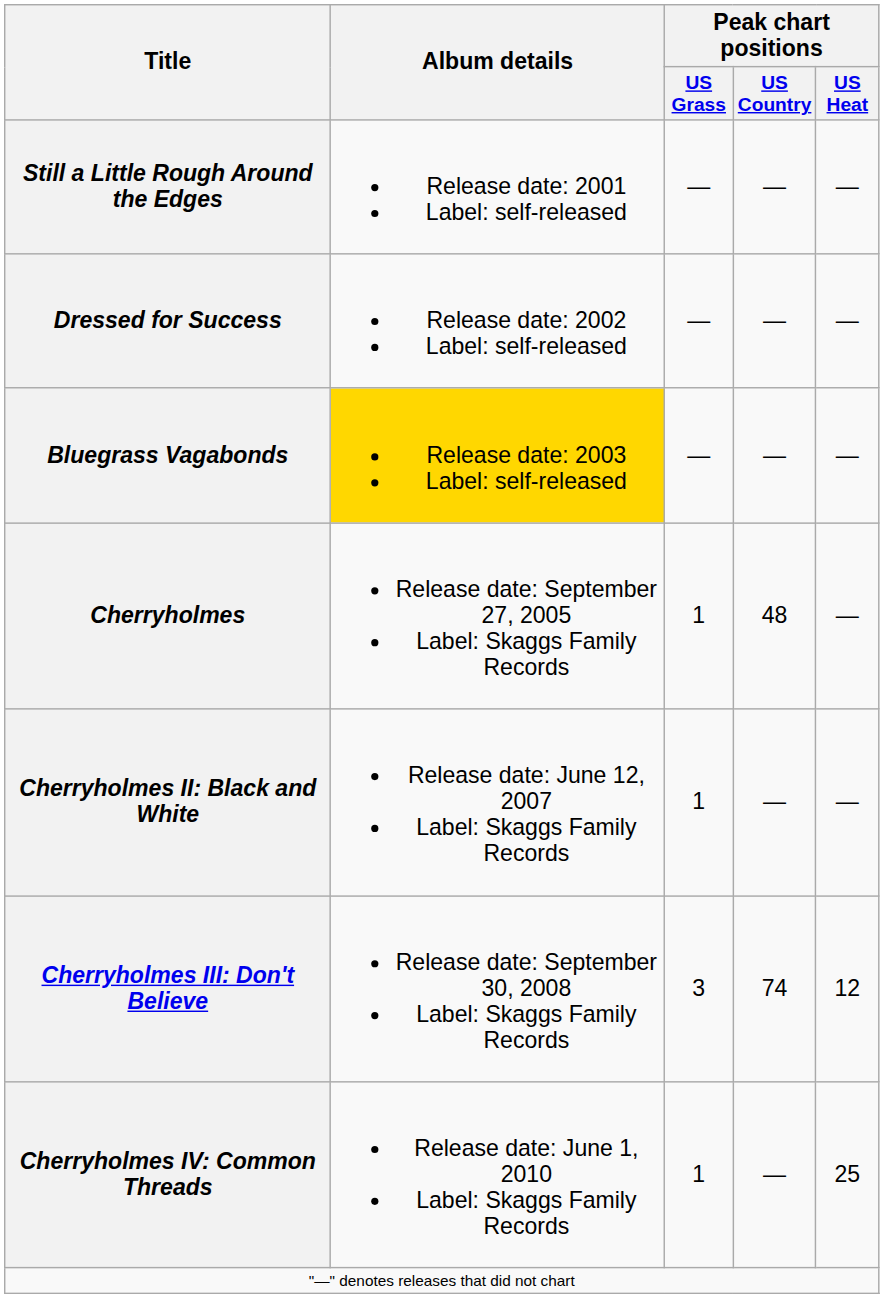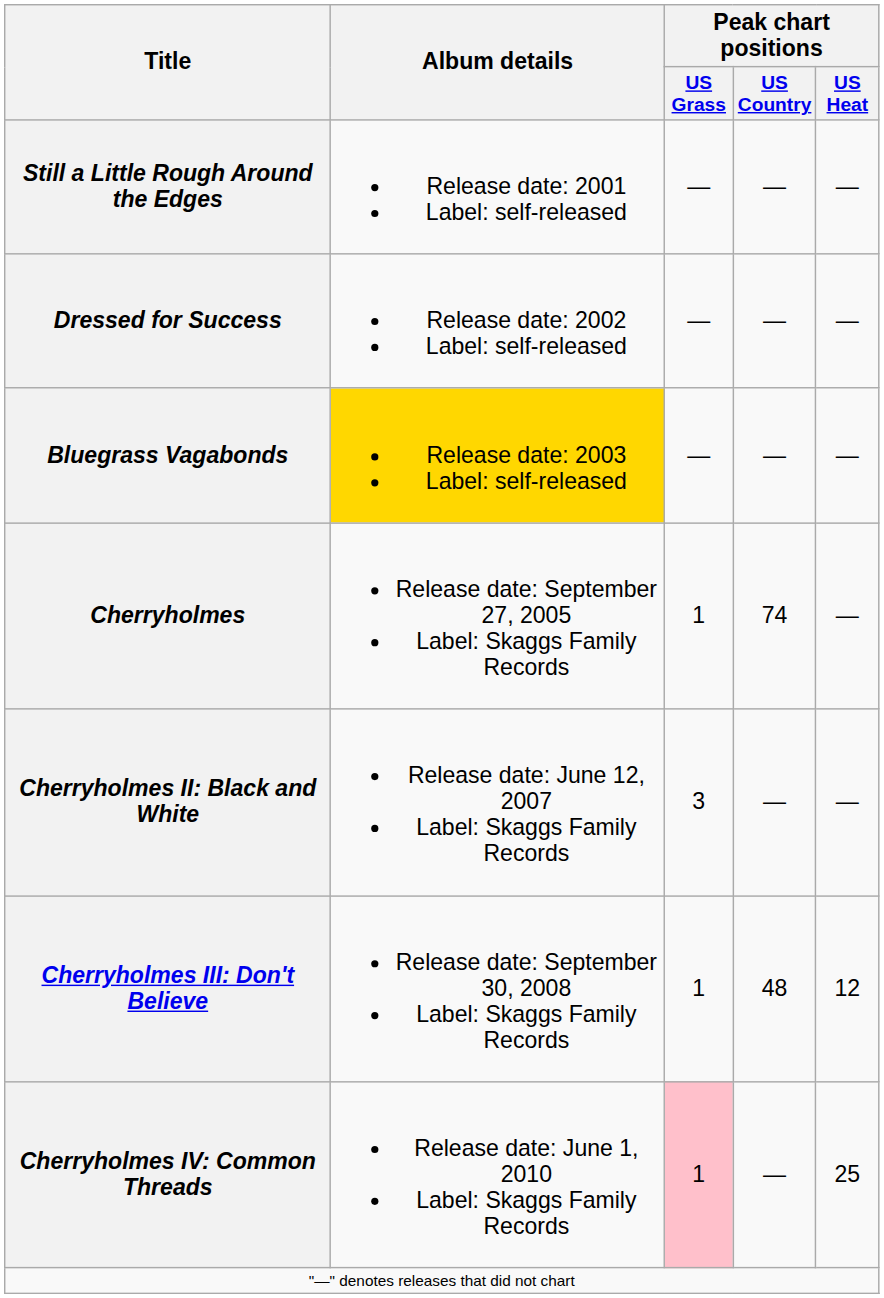(775, 615) 48 -> (775, 615) 74
(699, 802) 1 -> (699, 802) 3
(699, 988) 3 -> (699, 988) 1
(775, 988) 74 -> (775, 988) 48
(699, 1174) no background -> (699, 1174) pink background
